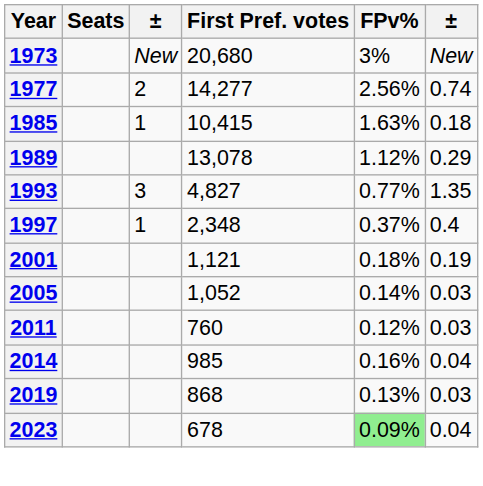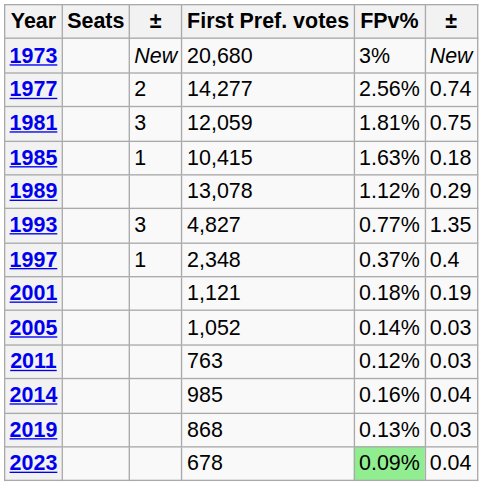+ row: (33, 123)
(205, 327) 760 -> (205, 361) 763
